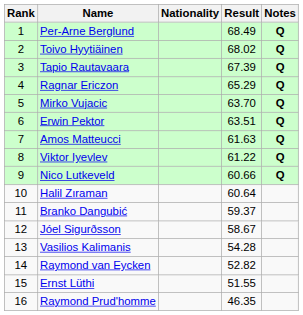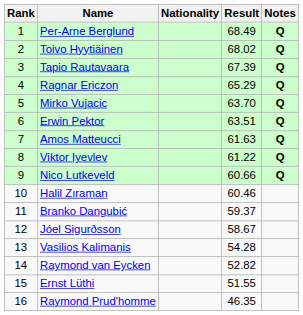(242, 193) 60.64 -> (242, 193) 60.46
